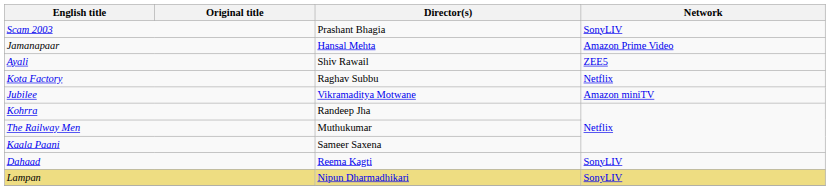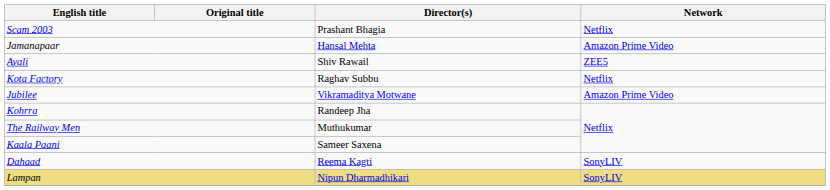(603, 29) SonyLIV -> (598, 29) Netflix
(619, 95) Amazon miniTV -> (629, 95) Amazon Prime Video
